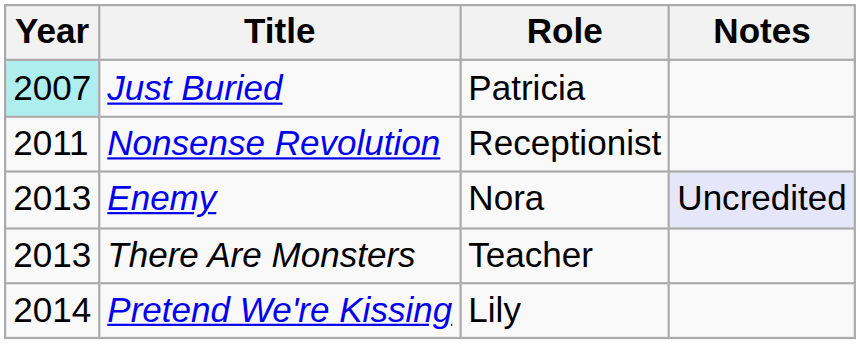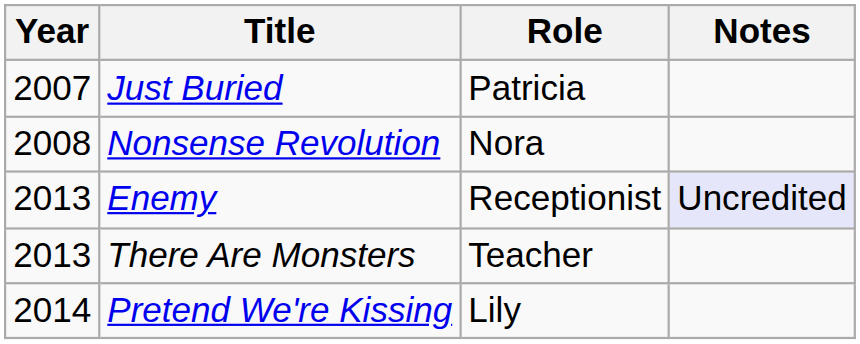(52, 87) paleturquoise background -> (52, 87) no background
(51, 143) 2011 -> (52, 143) 2008
(565, 143) Receptionist -> (506, 143) Nora
(506, 198) Nora -> (565, 198) Receptionist
